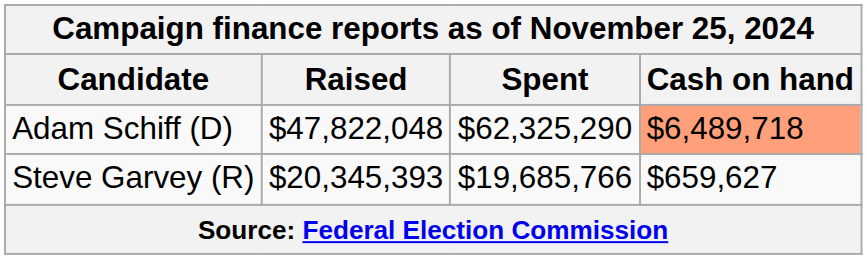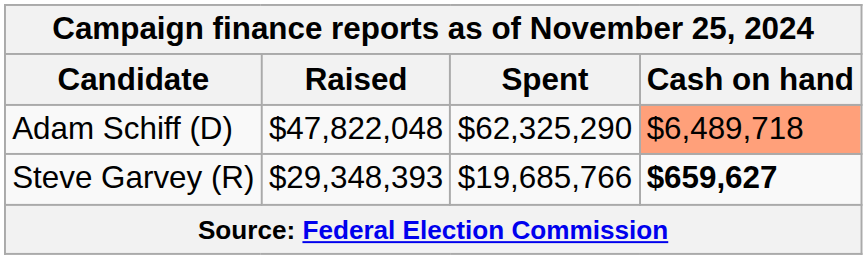(356, 178) $20,345,393 -> (356, 178) $29,348,393
(712, 178) normal -> (712, 178) bold
